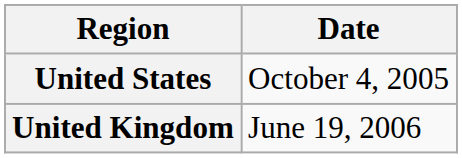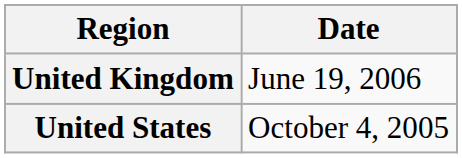rows swapped: (123, 78) <-> (123, 127)
